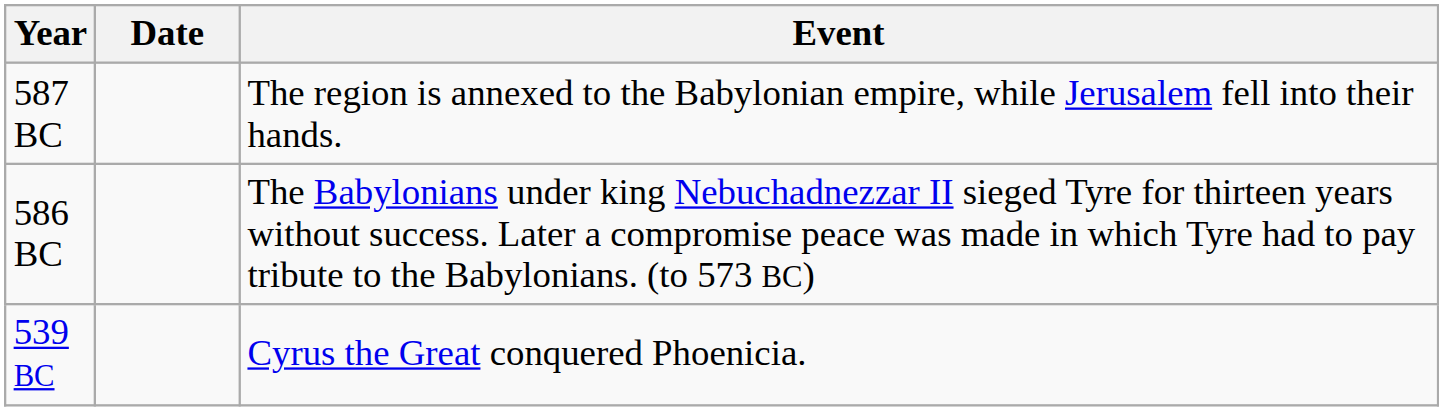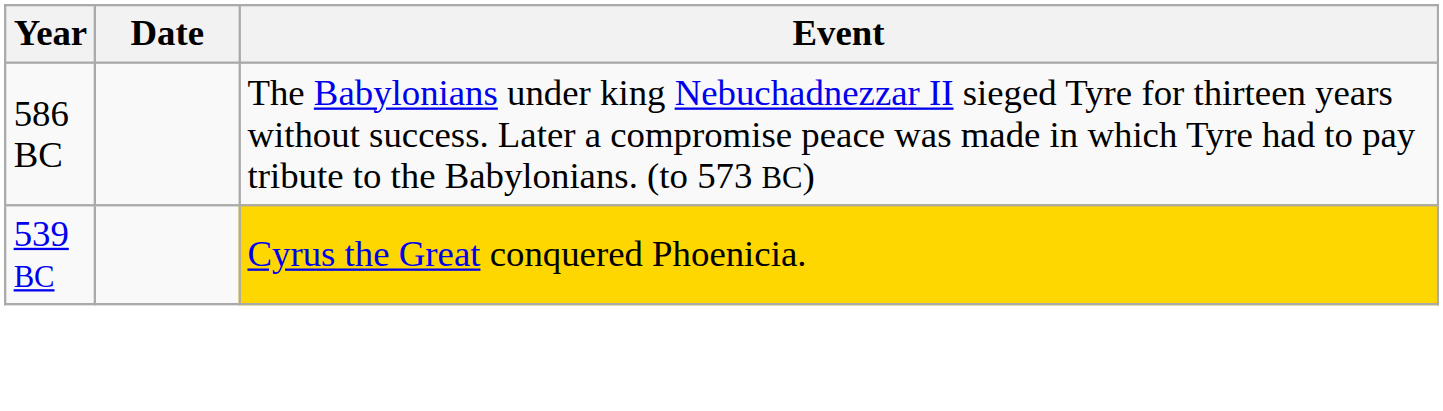- row: (41, 112)
(527, 353) no background -> (527, 253) gold background
